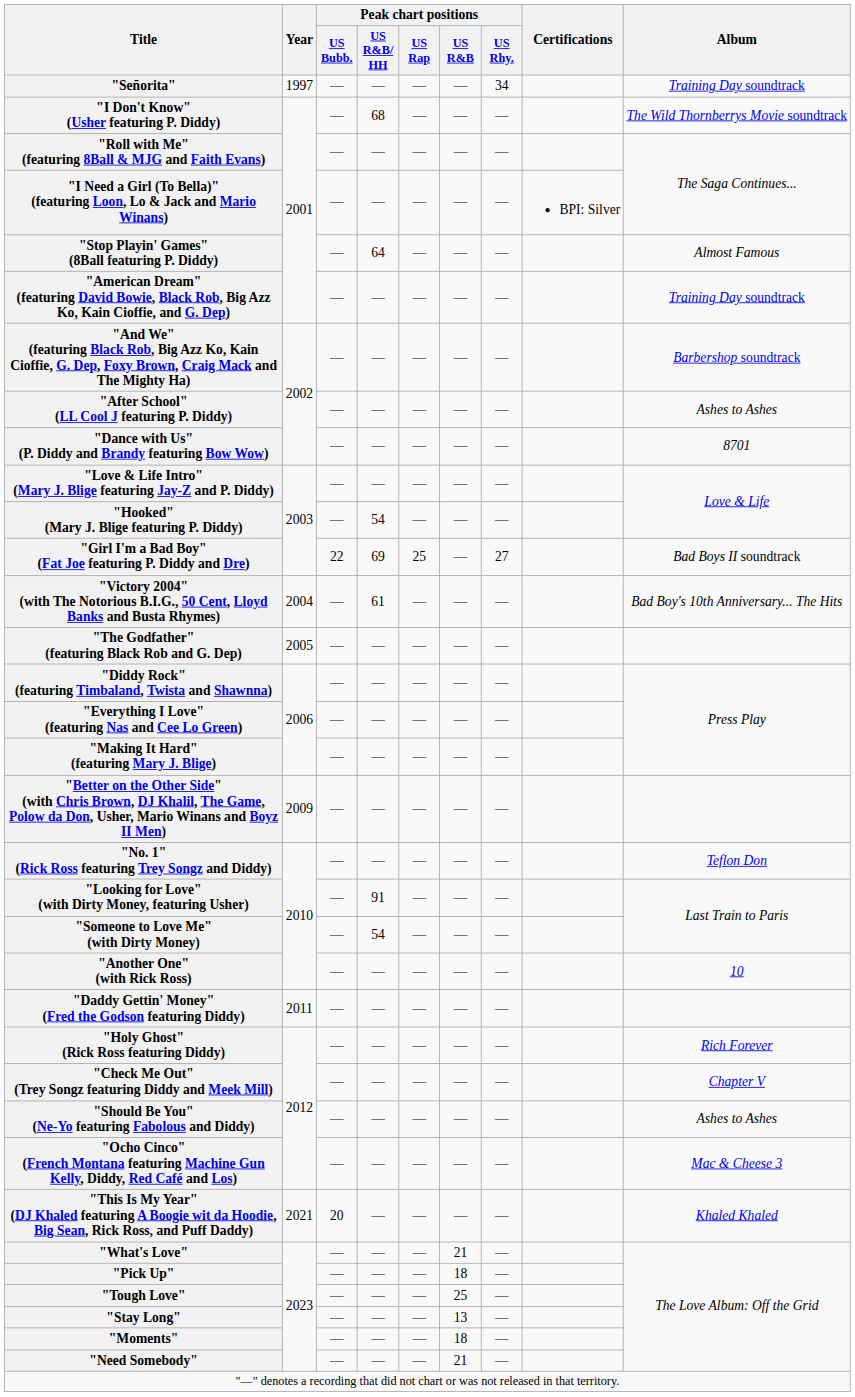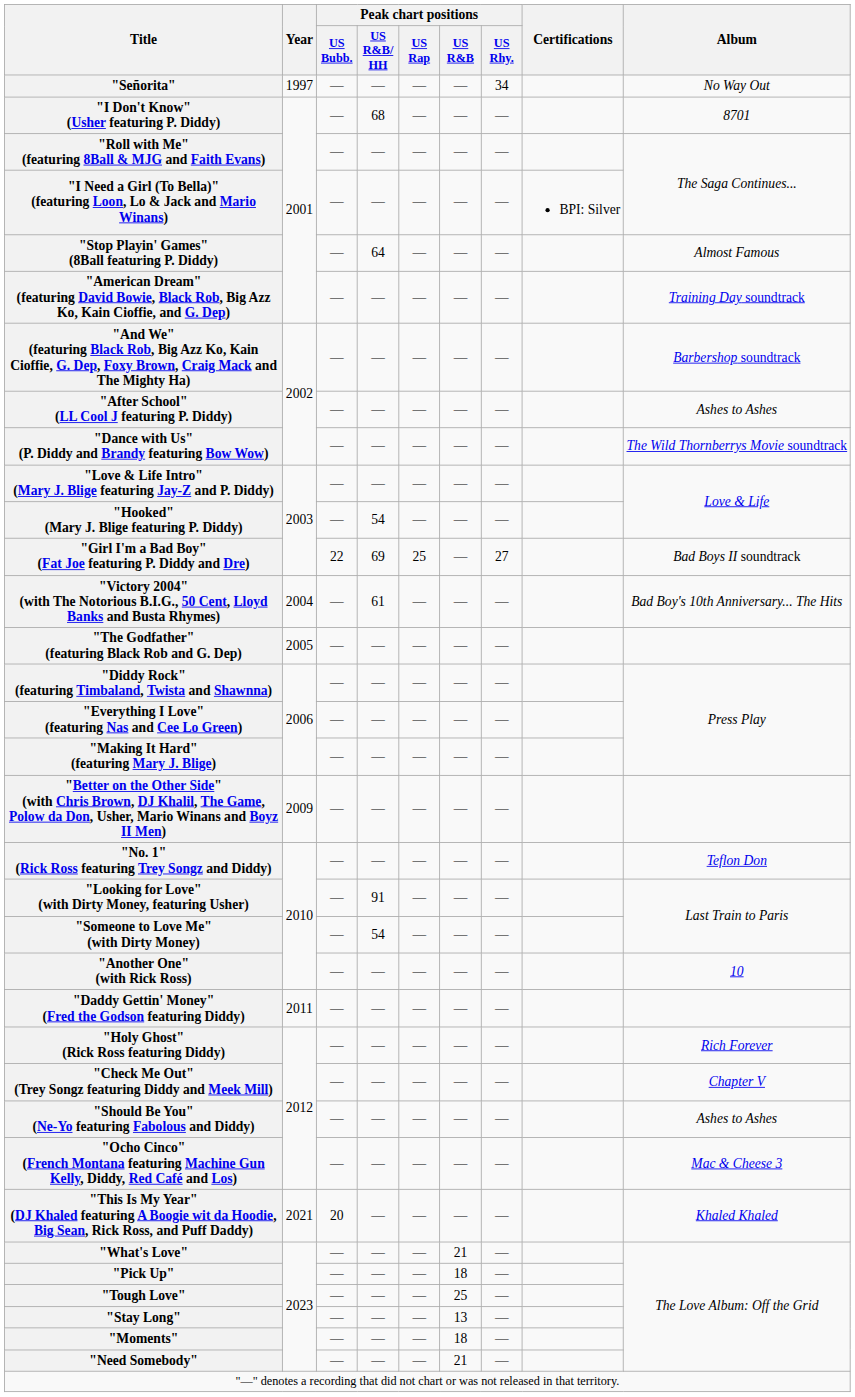(737, 85) Training Day soundtrack -> (737, 85) No Way Out
(737, 115) The Wild Thornberrys Movie soundtrack -> (737, 115) 8701
(737, 446) 8701 -> (737, 446) The Wild Thornberrys Movie soundtrack
